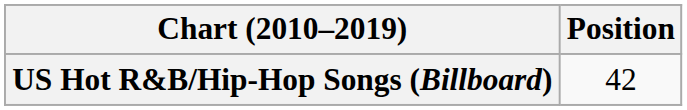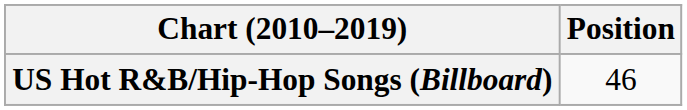(621, 79) 42 -> (621, 79) 46
